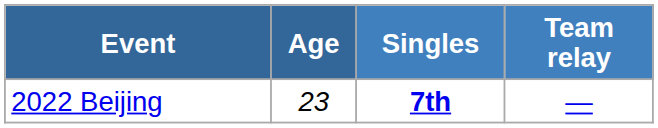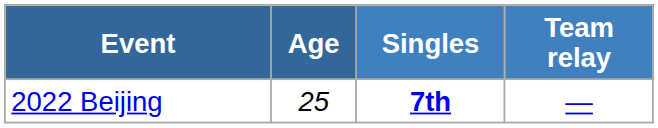(314, 101) 23 -> (314, 101) 25
